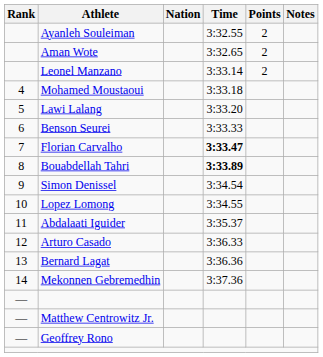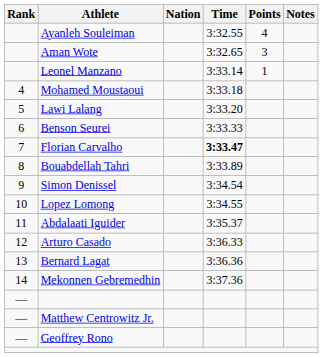(265, 33) 2 -> (265, 33) 4
(265, 52) 2 -> (265, 52) 3
(265, 71) 2 -> (265, 71) 1
(225, 166) bold -> (225, 166) normal
